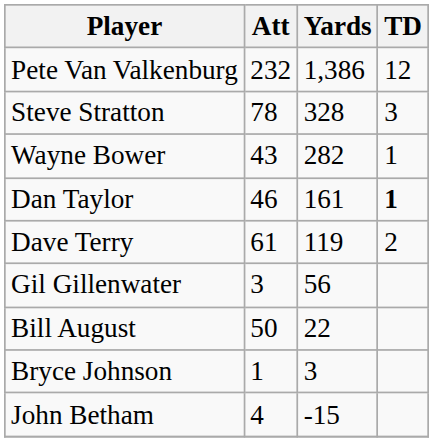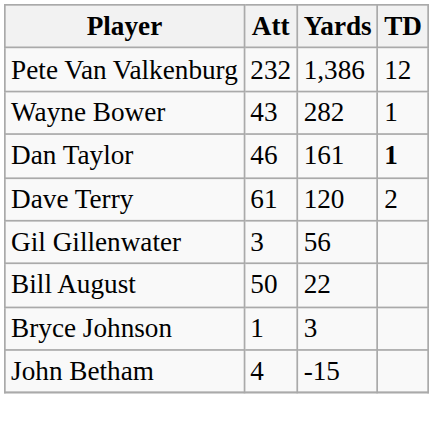- row: (88, 112)
(324, 241) 119 -> (324, 198) 120
